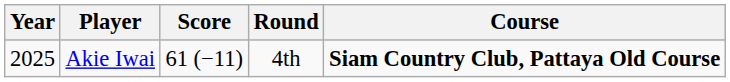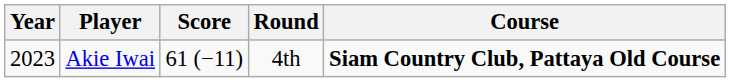(32, 58) 2025 -> (32, 58) 2023
